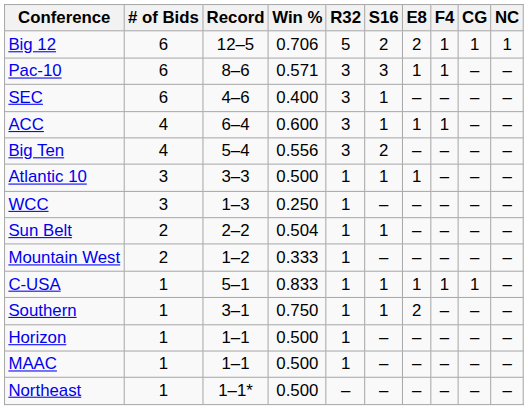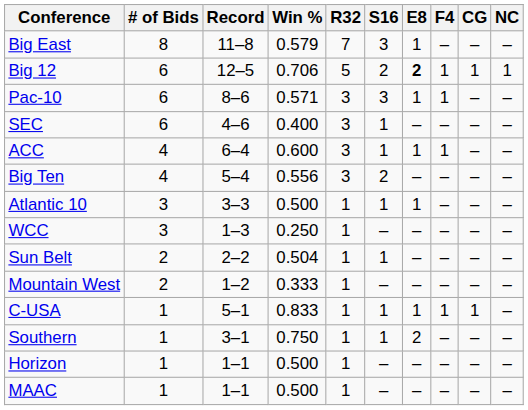+ row: (40, 44)
(417, 44) normal -> (417, 71) bold
- row: (45, 390)
